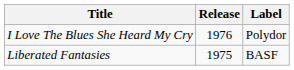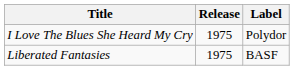(219, 34) 1976 -> (219, 34) 1975
